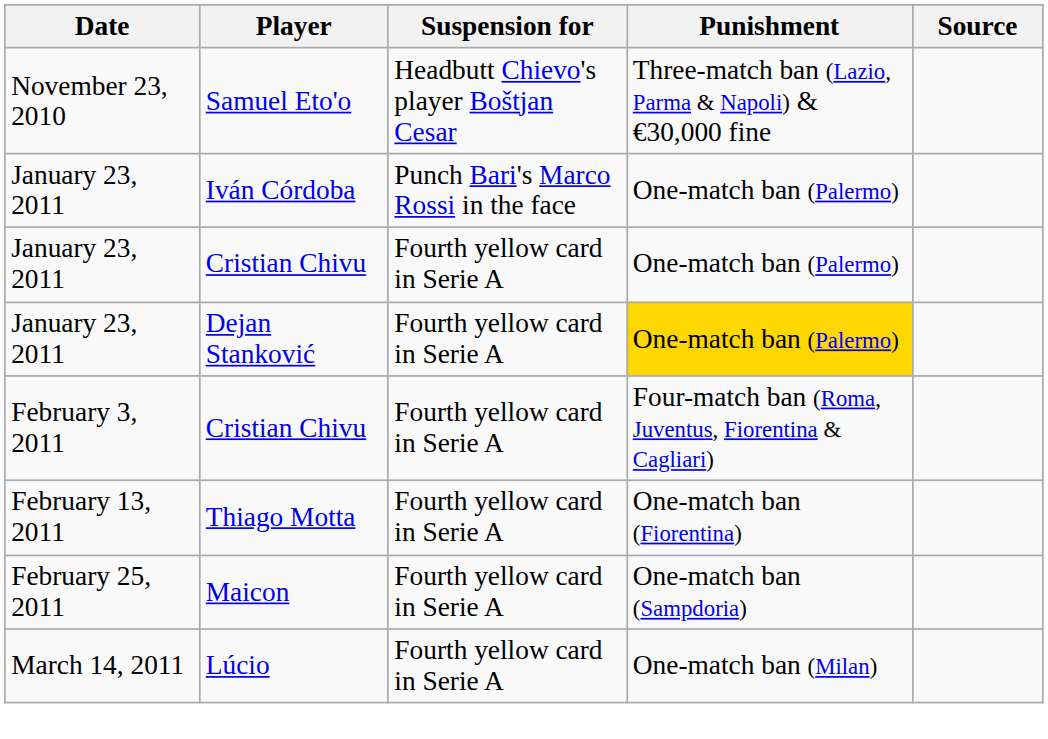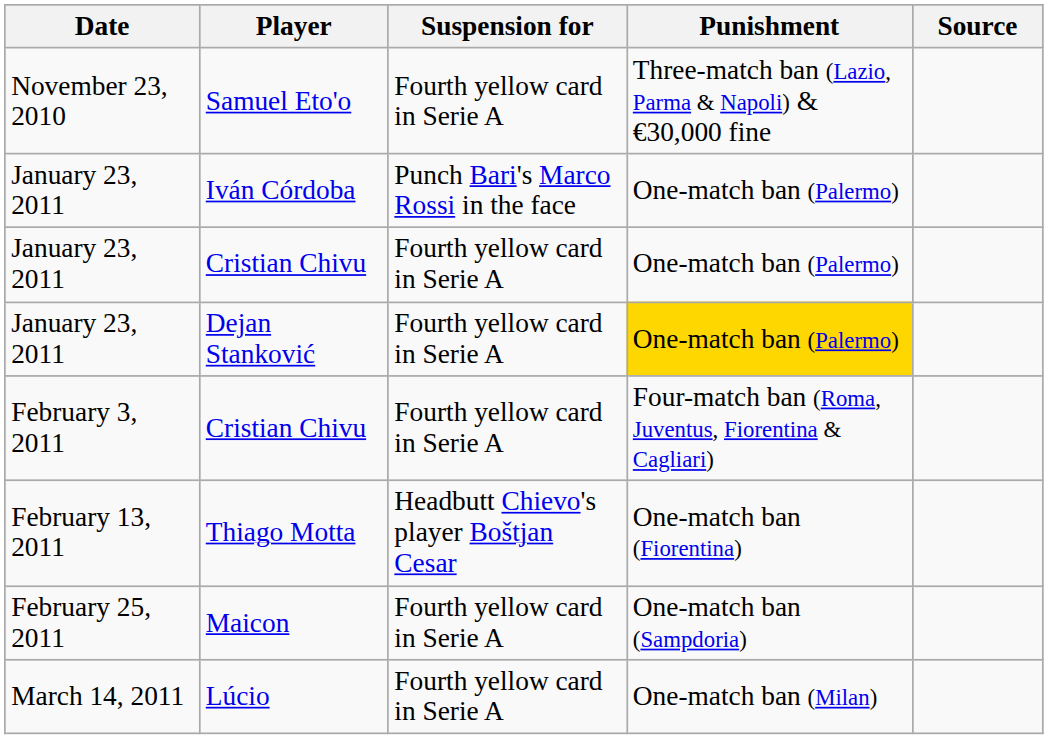(495, 100) Headbutt Chievo's player Boštjan Cesar -> (498, 100) Fourth yellow card in Serie A
(498, 517) Fourth yellow card in Serie A -> (495, 532) Headbutt Chievo's player Boštjan Cesar
